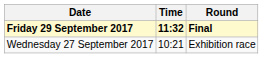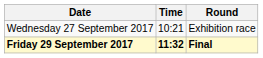rows swapped: (80, 45) <-> (70, 28)
